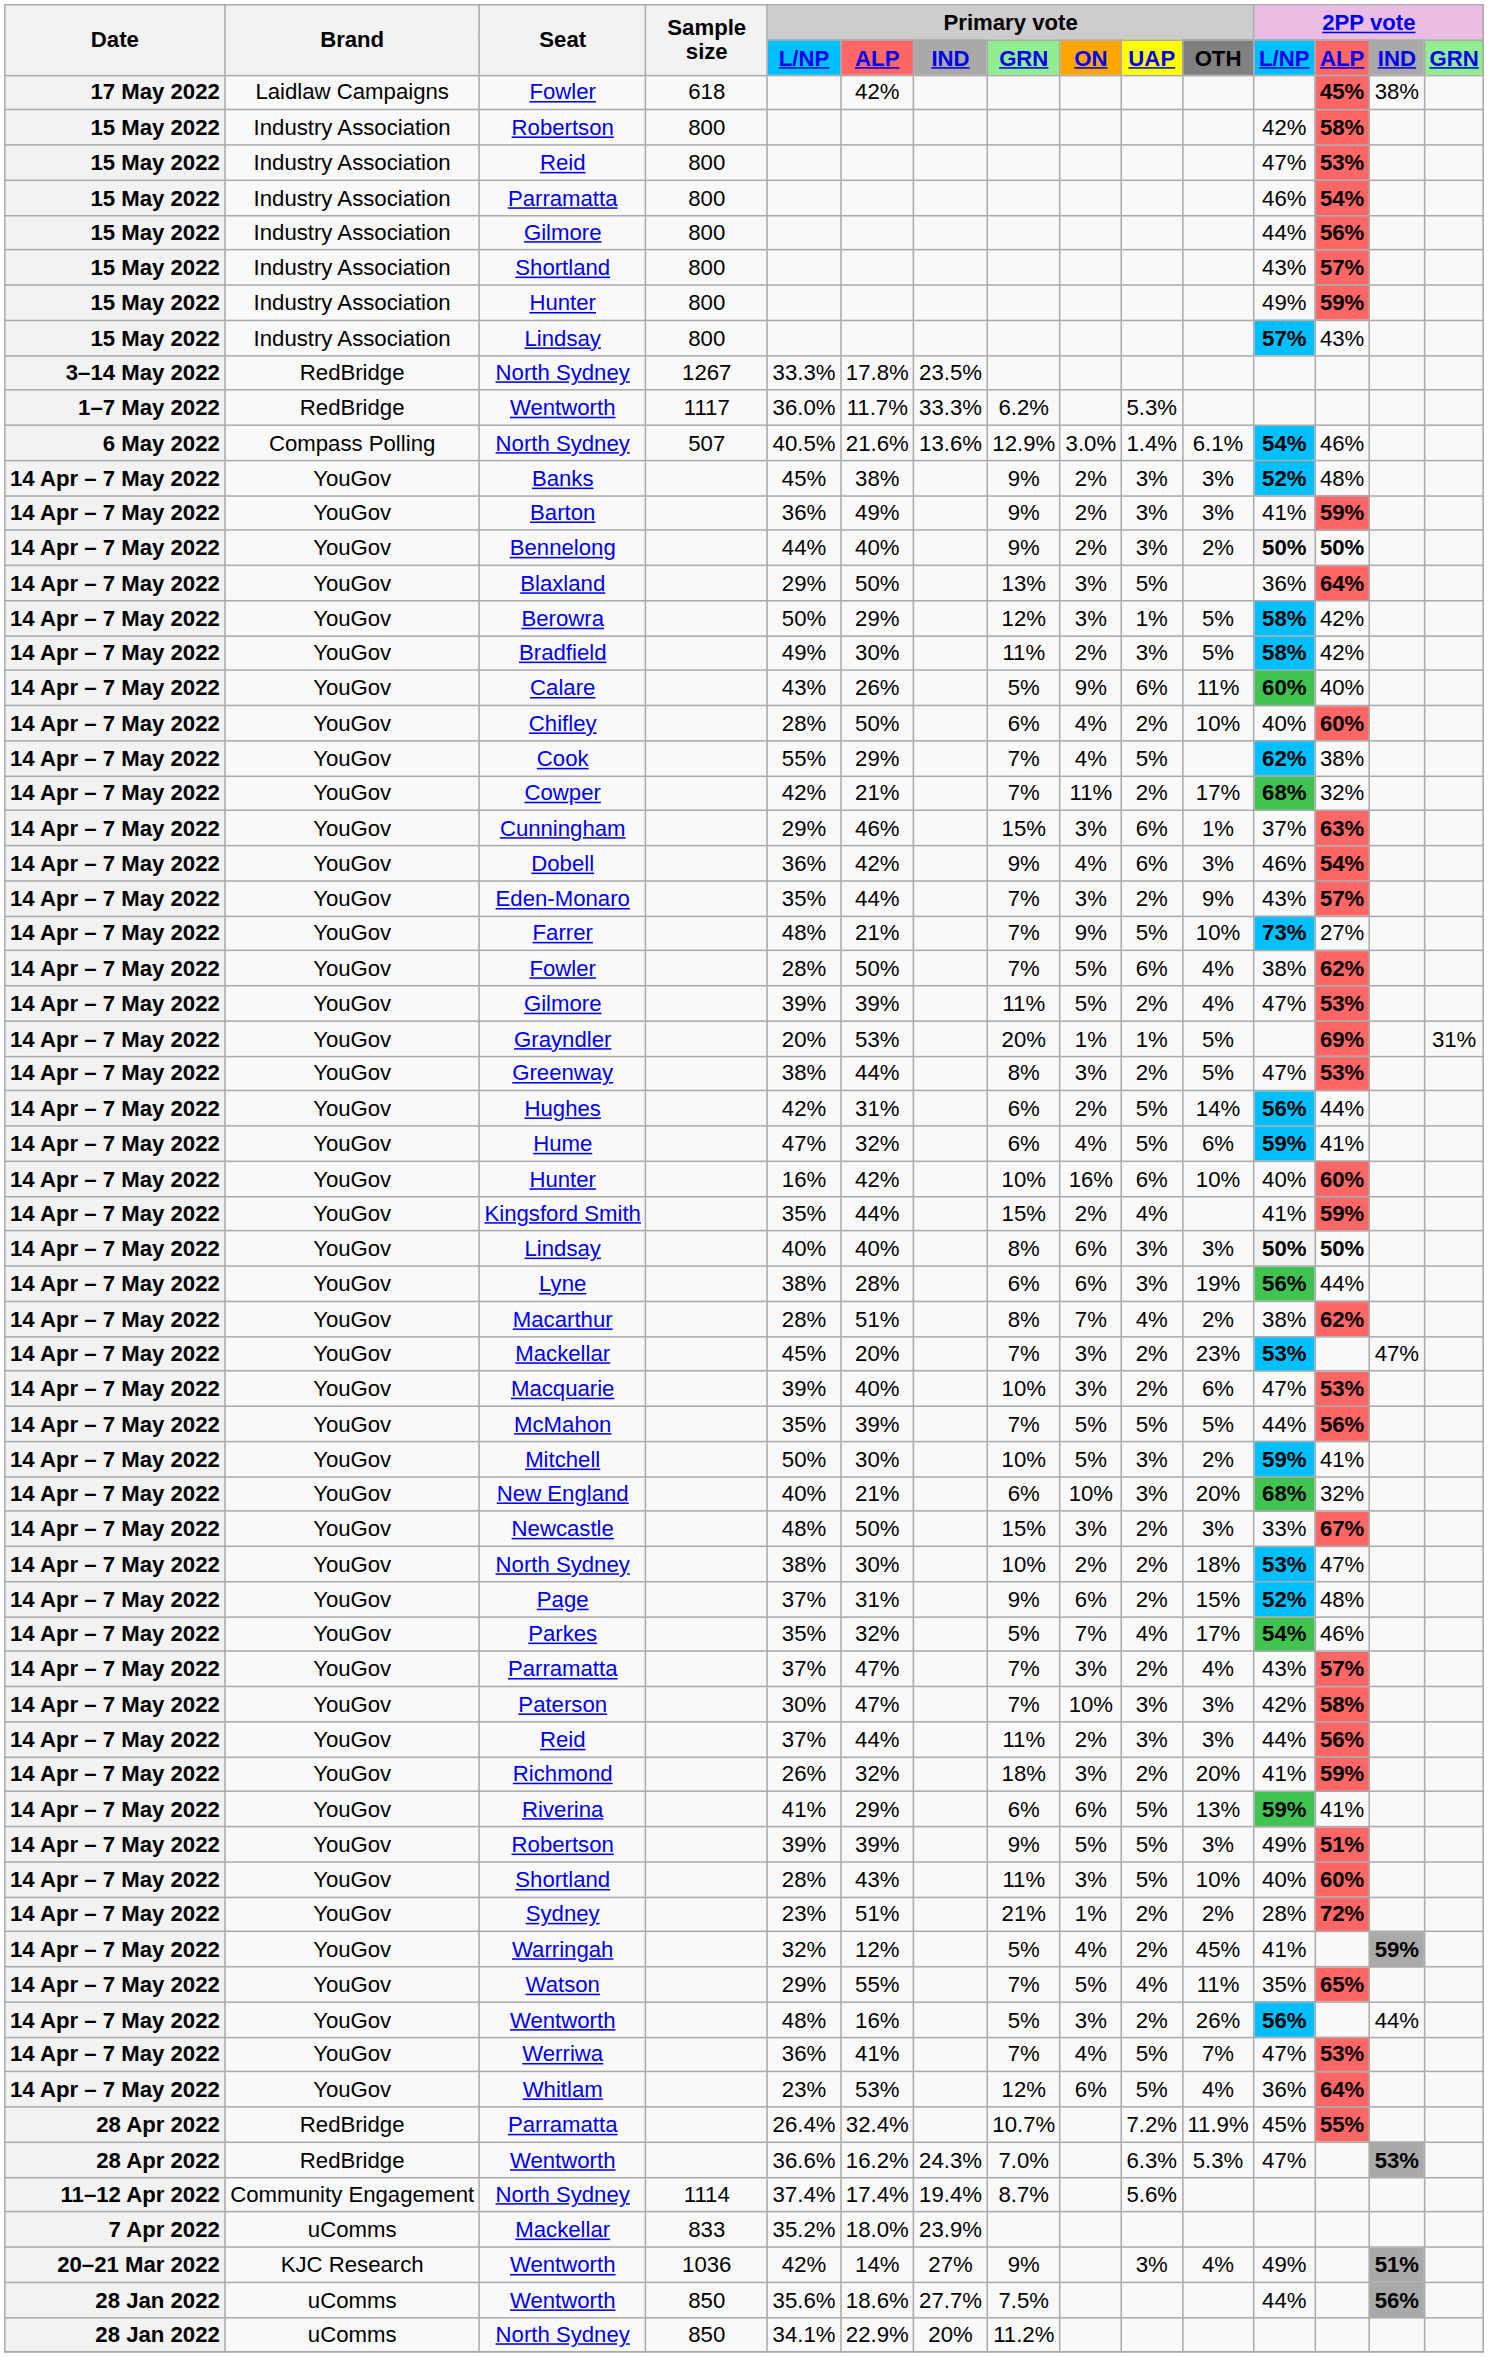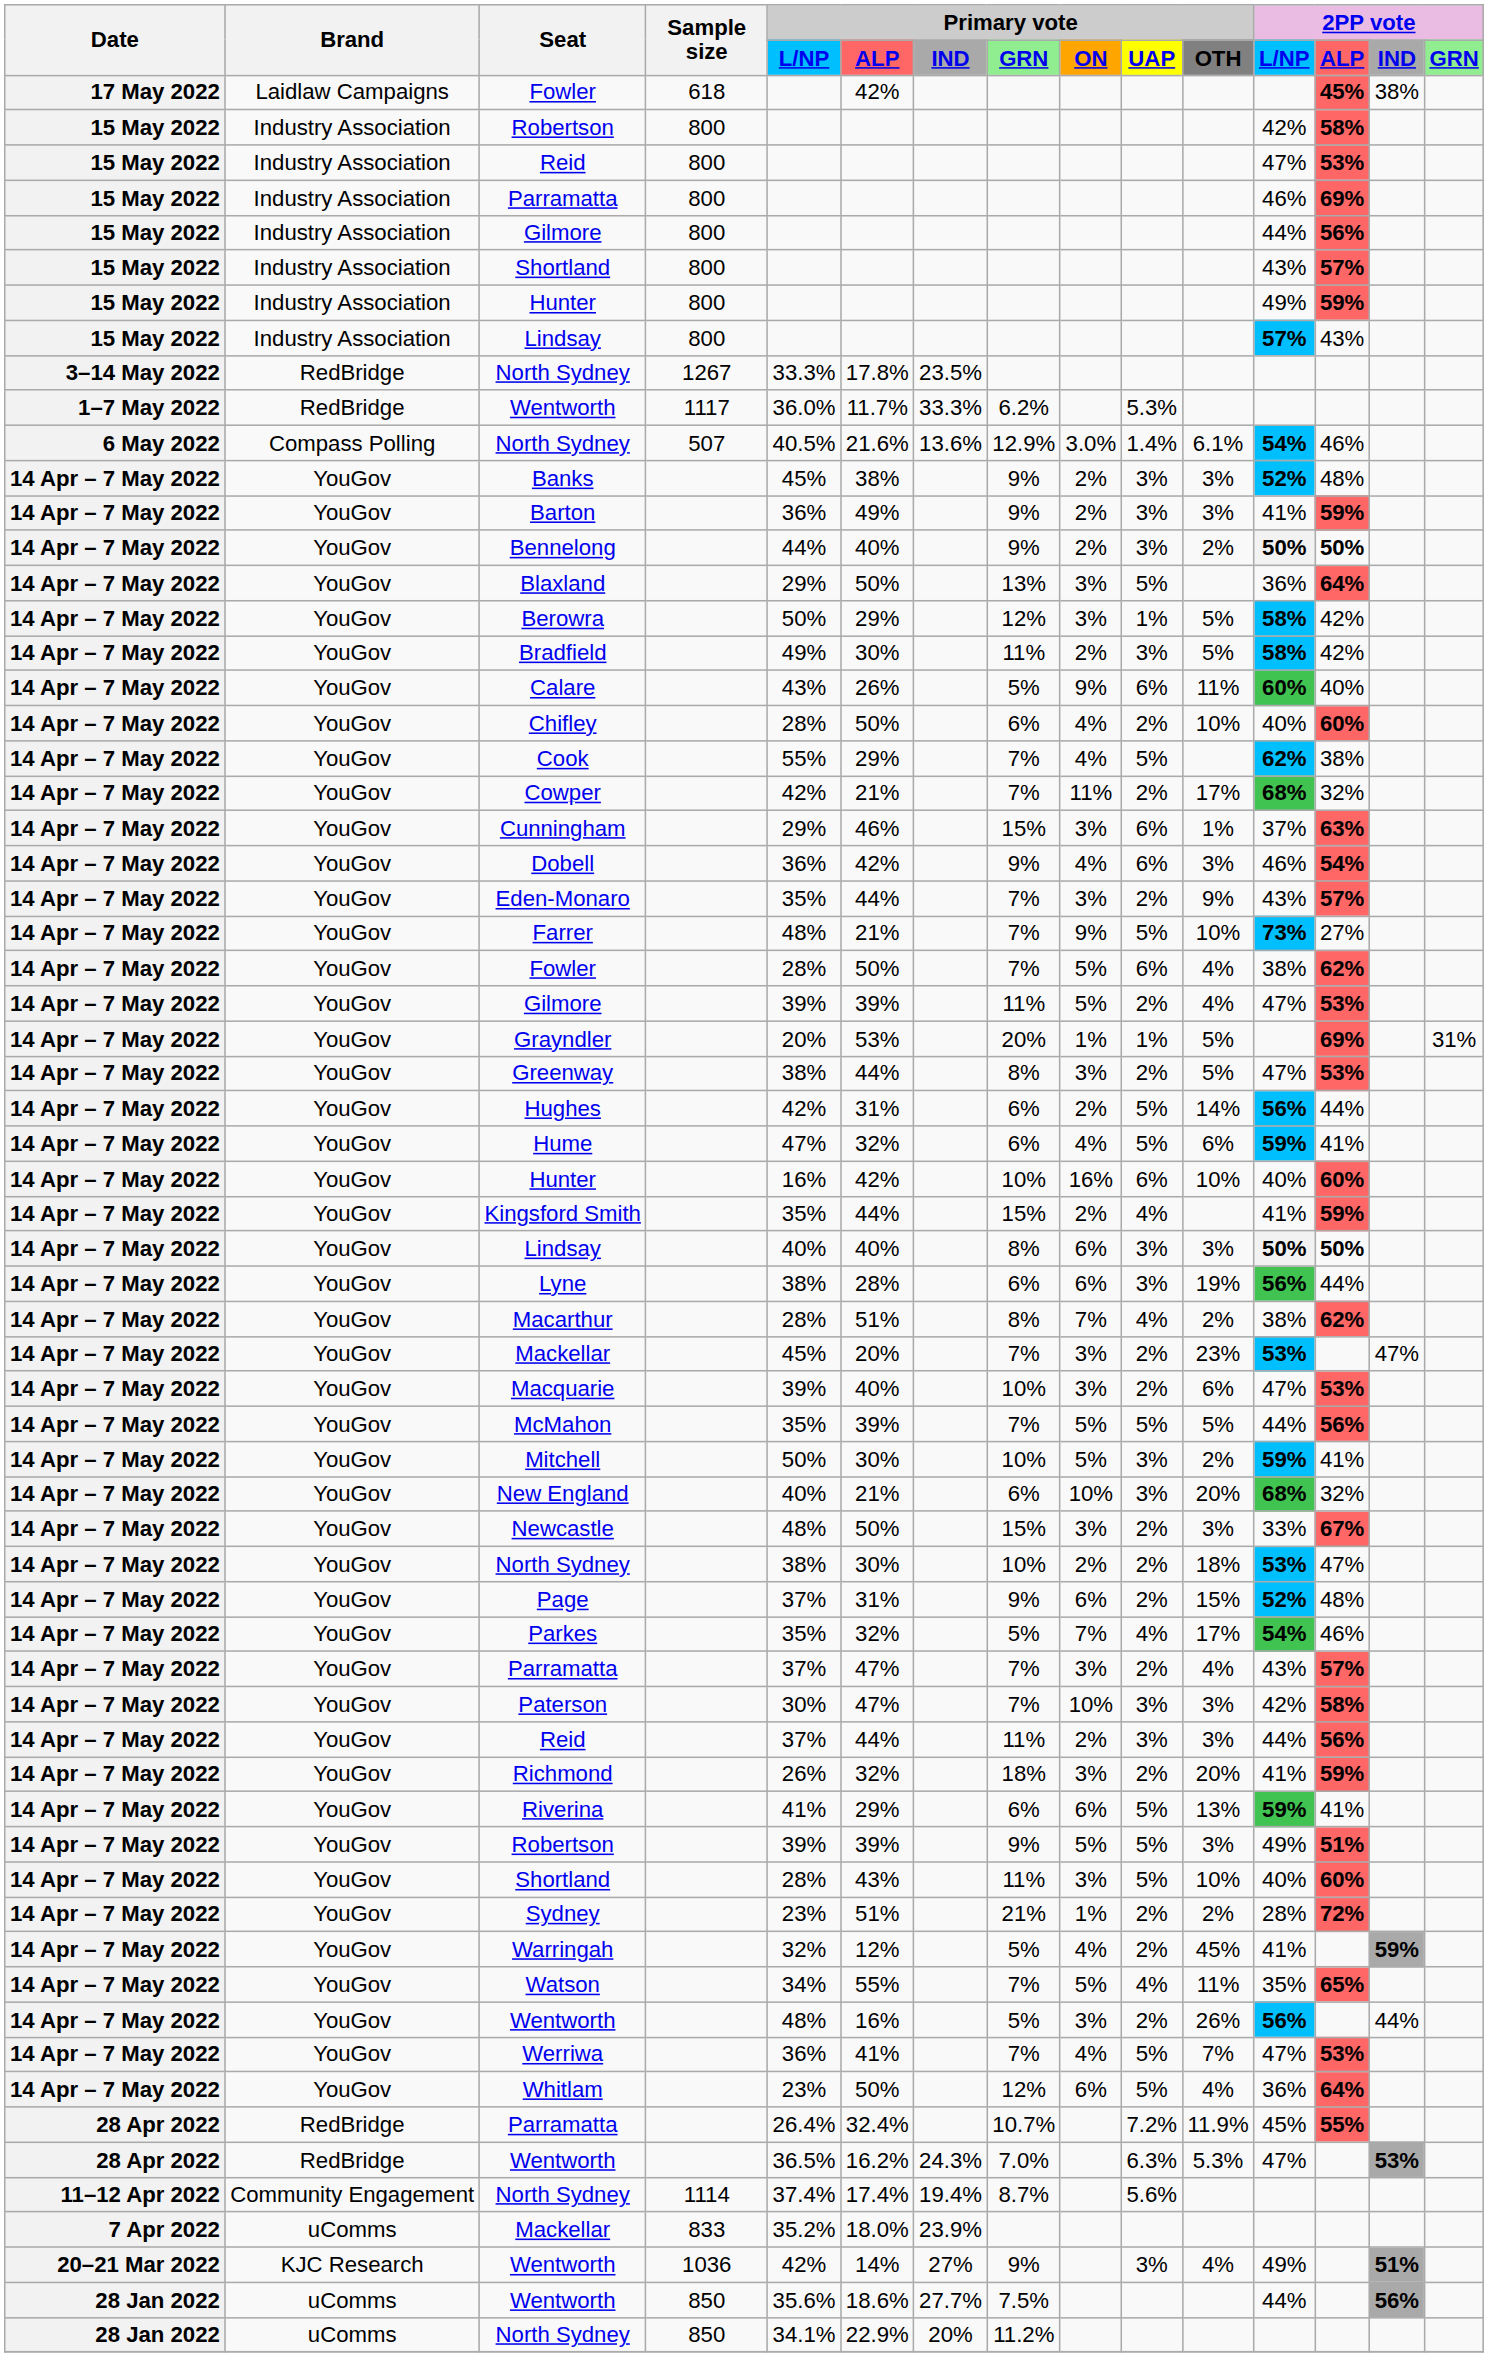(1342, 198) 54% -> (1342, 198) 69%
(804, 1985) 29% -> (804, 1985) 34%
(877, 2090) 53% -> (877, 2090) 50%
(804, 2160) 36.6% -> (804, 2160) 36.5%
